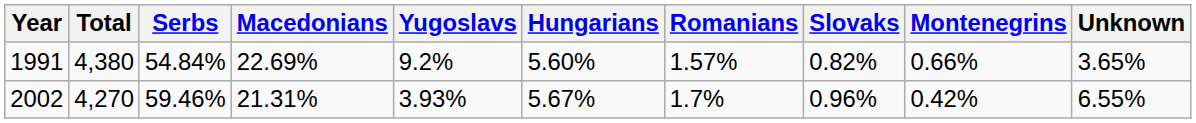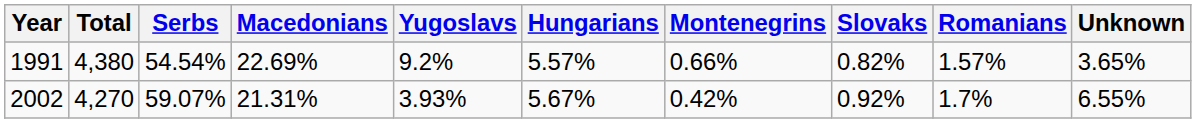columns swapped: (734, 23) <-> (989, 23)
(185, 61) 54.84% -> (185, 61) 54.54%
(562, 61) 5.60% -> (562, 61) 5.57%
(185, 99) 59.46% -> (185, 99) 59.07%
(843, 99) 0.96% -> (871, 99) 0.92%
